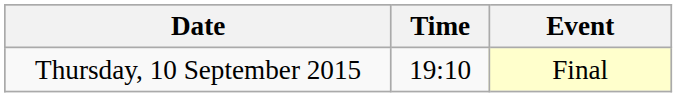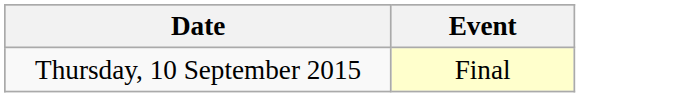- column: (440, 26)
